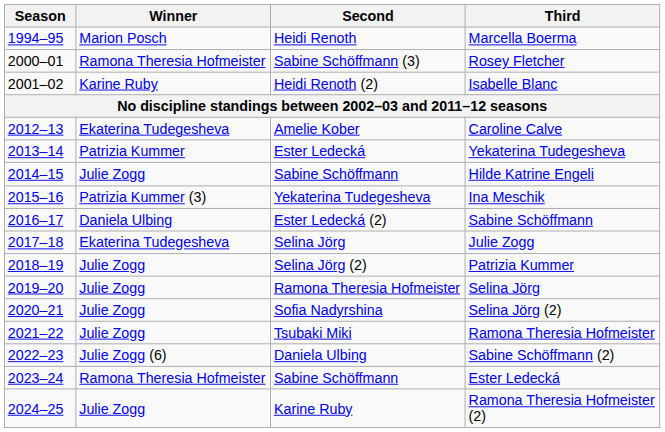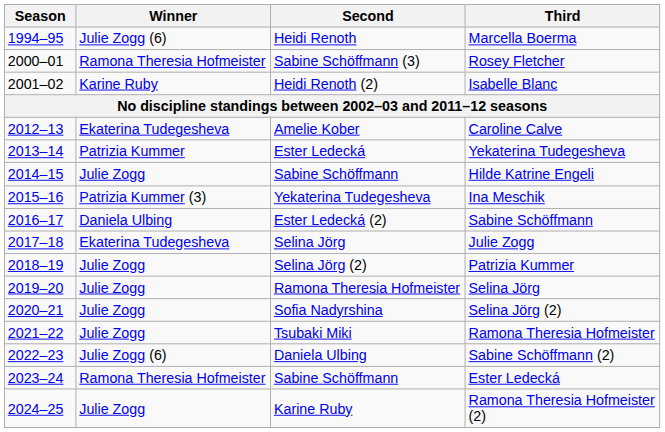(123, 39) Marion Posch -> (123, 39) Julie Zogg (6)
